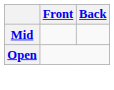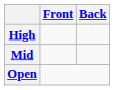+ row: (22, 34)
